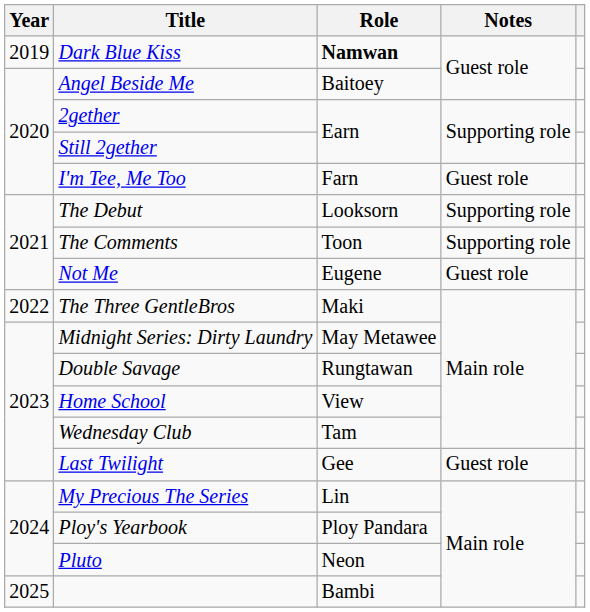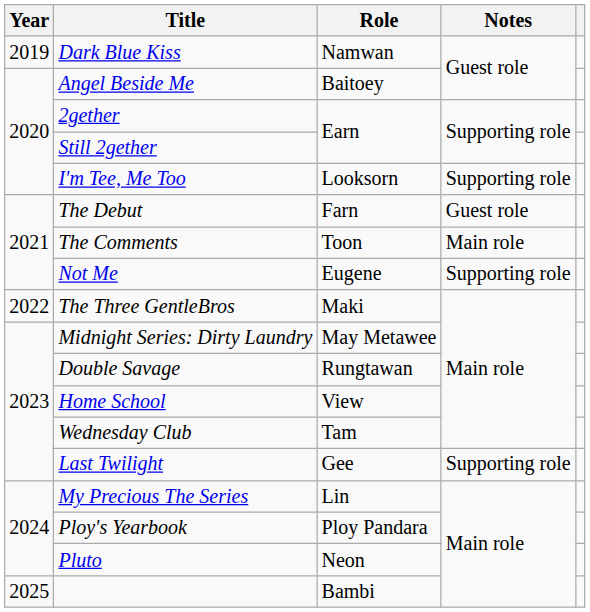(360, 52) bold -> (358, 52) normal
(340, 178) Farn -> (360, 178) Looksorn
(487, 178) Guest role -> (508, 178) Supporting role
(360, 210) Looksorn -> (340, 210) Farn
(508, 210) Supporting role -> (487, 210) Guest role
(508, 242) Supporting role -> (485, 242) Main role
(487, 274) Guest role -> (508, 274) Supporting role
(487, 464) Guest role -> (508, 464) Supporting role
